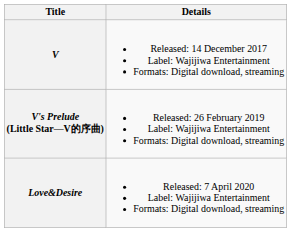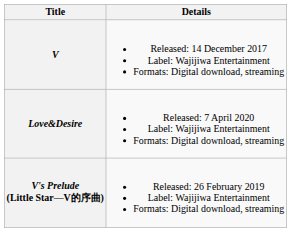rows swapped: (55, 123) <-> (55, 192)
